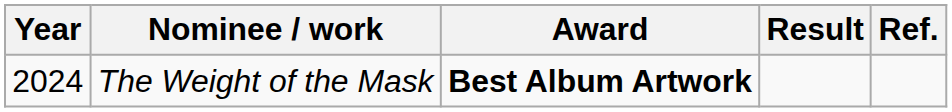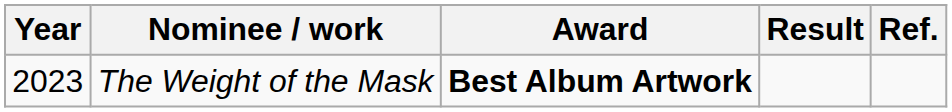(48, 80) 2024 -> (48, 80) 2023
